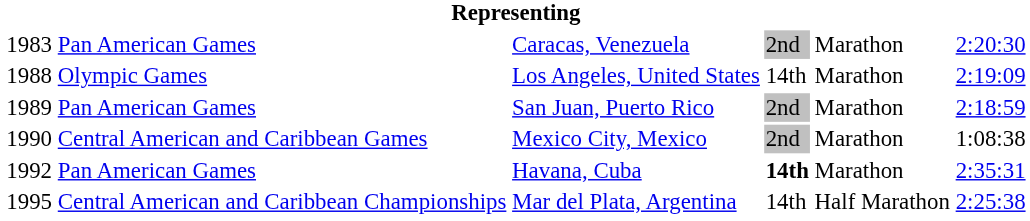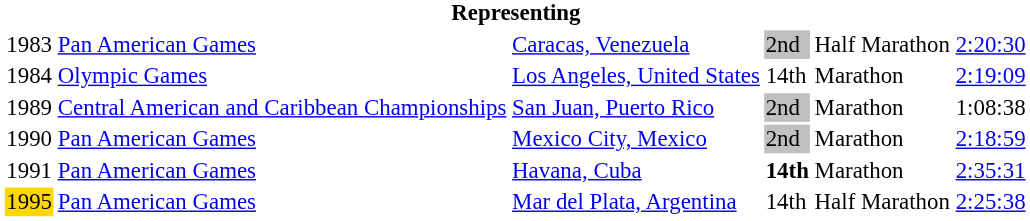(859, 44) Marathon -> (882, 44) Half Marathon
(29, 75) 1988 -> (29, 75) 1984
(157, 107) Pan American Games -> (282, 107) Central American and Caribbean Championships
(991, 107) 2:18:59 -> (991, 107) 1:08:38
(243, 138) Central American and Caribbean Games -> (157, 138) Pan American Games
(991, 138) 1:08:38 -> (991, 138) 2:18:59
(29, 170) 1992 -> (29, 170) 1991
(29, 201) no background -> (29, 201) gold background
(282, 201) Central American and Caribbean Championships -> (157, 201) Pan American Games
